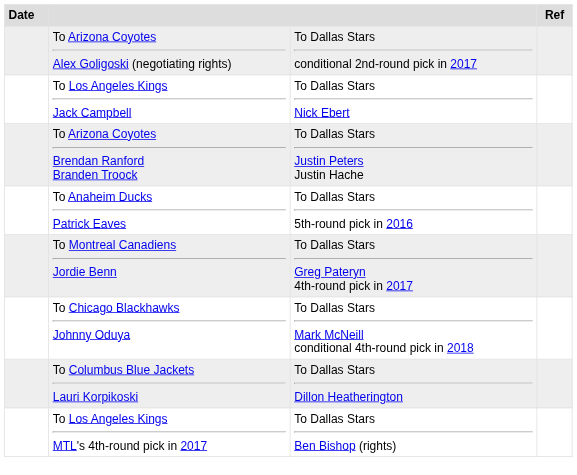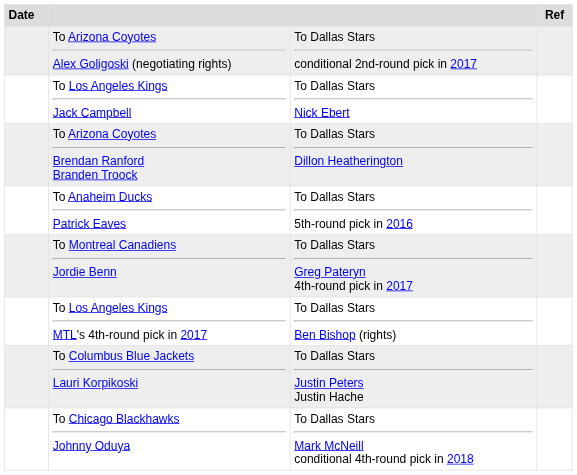(413, 154) To Dallas Stars Justin Peters Justin Hache -> (413, 148) To Dallas Stars Dillon Heatherington
rows swapped: (169, 321) <-> (169, 432)
(413, 383) To Dallas Stars Dillon Heatherington -> (413, 376) To Dallas Stars Justin Peters Justin Hache
